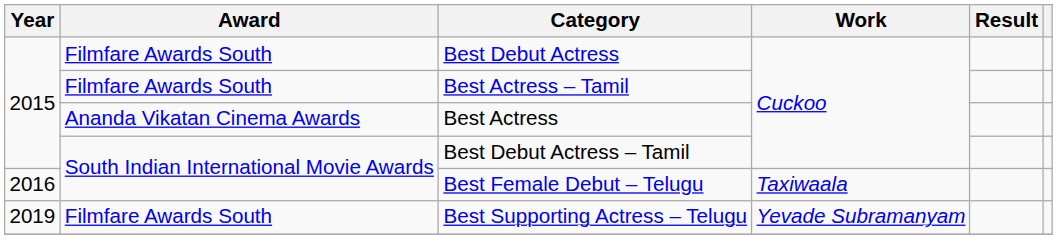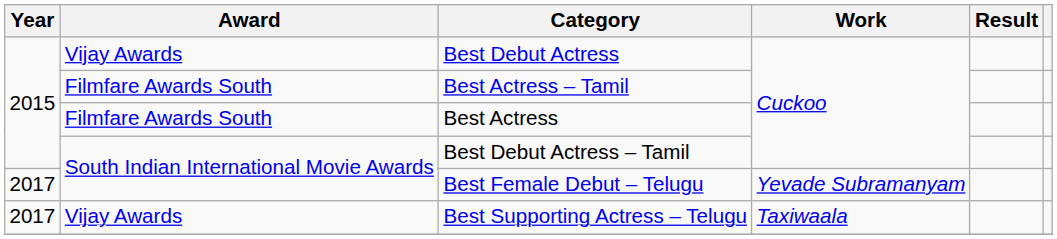(168, 53) Filmfare Awards South -> (124, 53) Vijay Awards
(212, 119) Ananda Vikatan Cinema Awards -> (168, 119) Filmfare Awards South
(32, 184) 2016 -> (32, 184) 2017
(802, 184) Taxiwaala -> (861, 184) Yevade Subramanyam
(32, 217) 2019 -> (32, 217) 2017
(168, 217) Filmfare Awards South -> (124, 217) Vijay Awards
(861, 217) Yevade Subramanyam -> (802, 217) Taxiwaala
